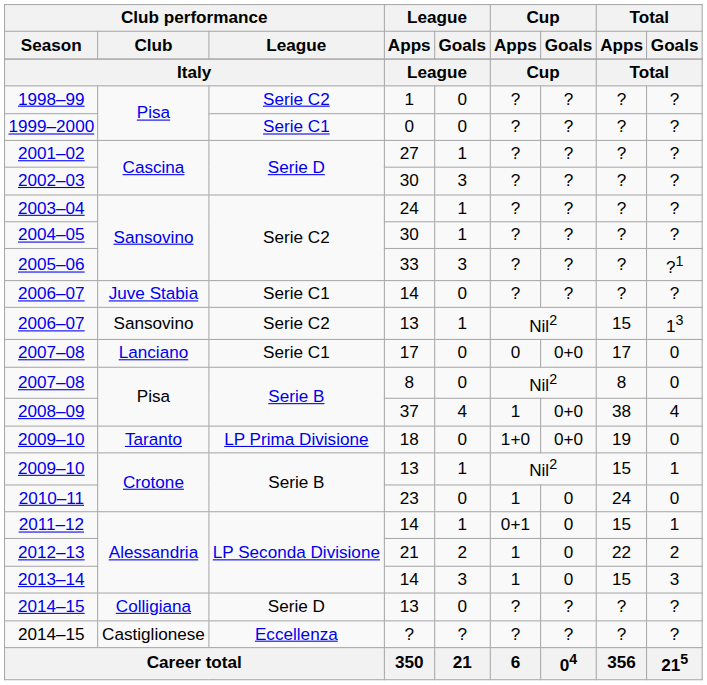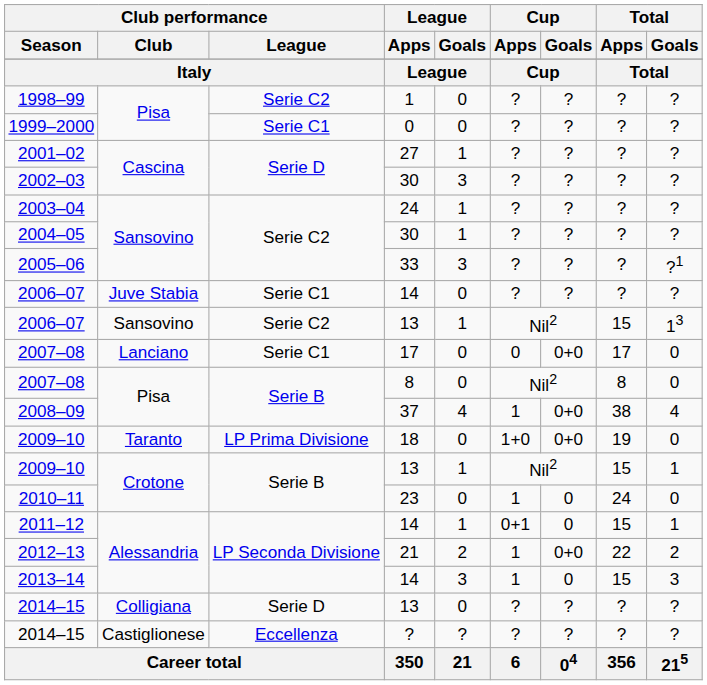(568, 552) 0 -> (568, 552) 0+0
